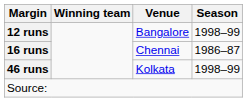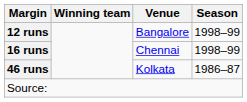(217, 50) 1986–87 -> (217, 50) 1998–99
(217, 69) 1998–99 -> (217, 69) 1986–87
